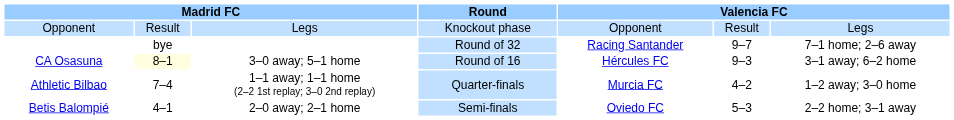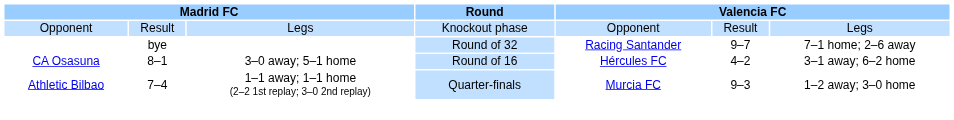(163, 61) lightyellow background -> (157, 61) no background
(742, 61) 9–3 -> (740, 61) 4–2
(742, 84) 4–2 -> (740, 84) 9–3
- row: (69, 108)
